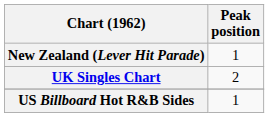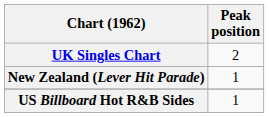rows swapped: (106, 54) <-> (106, 77)
